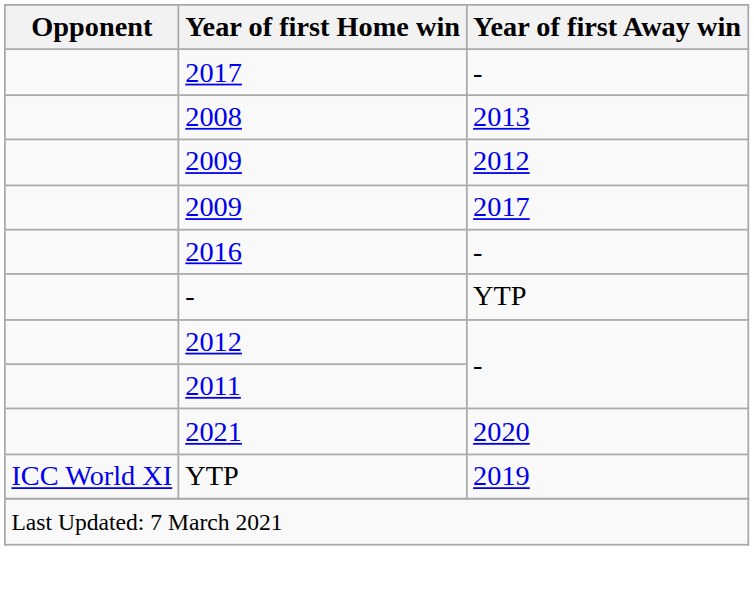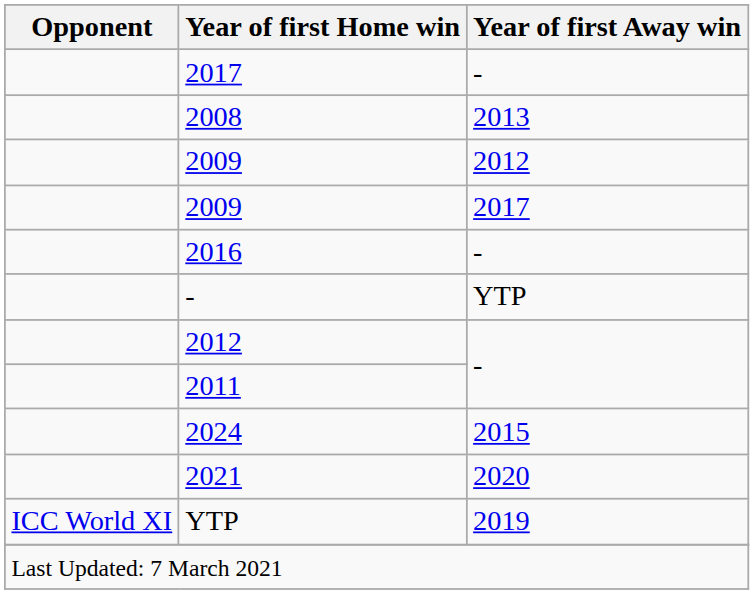+ row: (214, 431)
